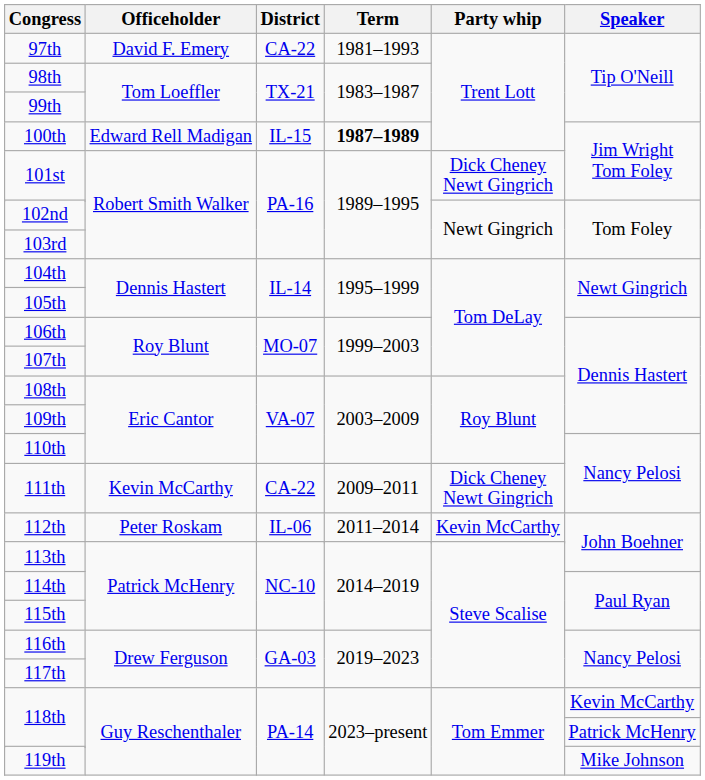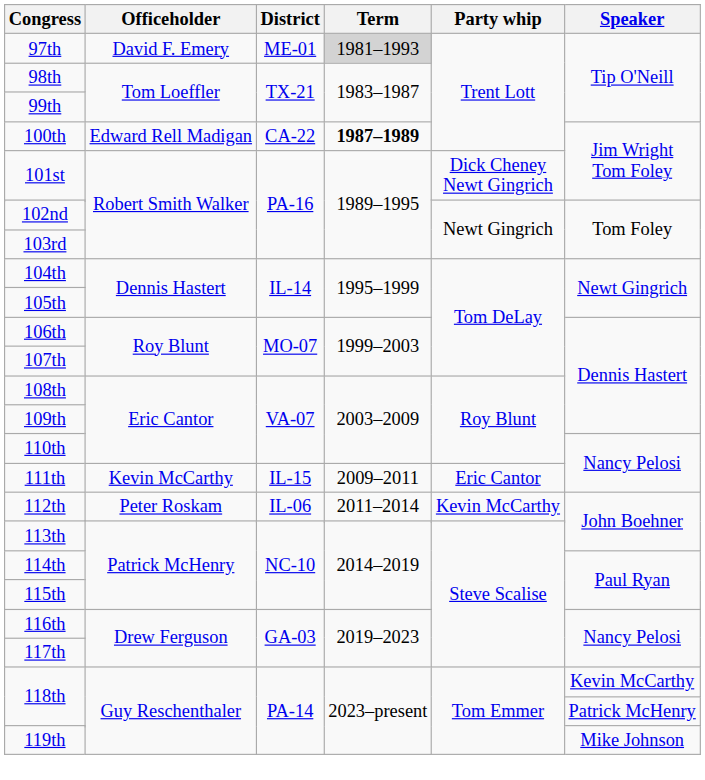(290, 48) CA-22 -> (290, 48) ME-01
(378, 48) no background -> (378, 48) lightgrey background
(290, 135) IL-15 -> (290, 135) CA-22
(290, 487) CA-22 -> (290, 477) IL-15
(498, 487) Dick Cheney Newt Gingrich -> (498, 477) Eric Cantor
